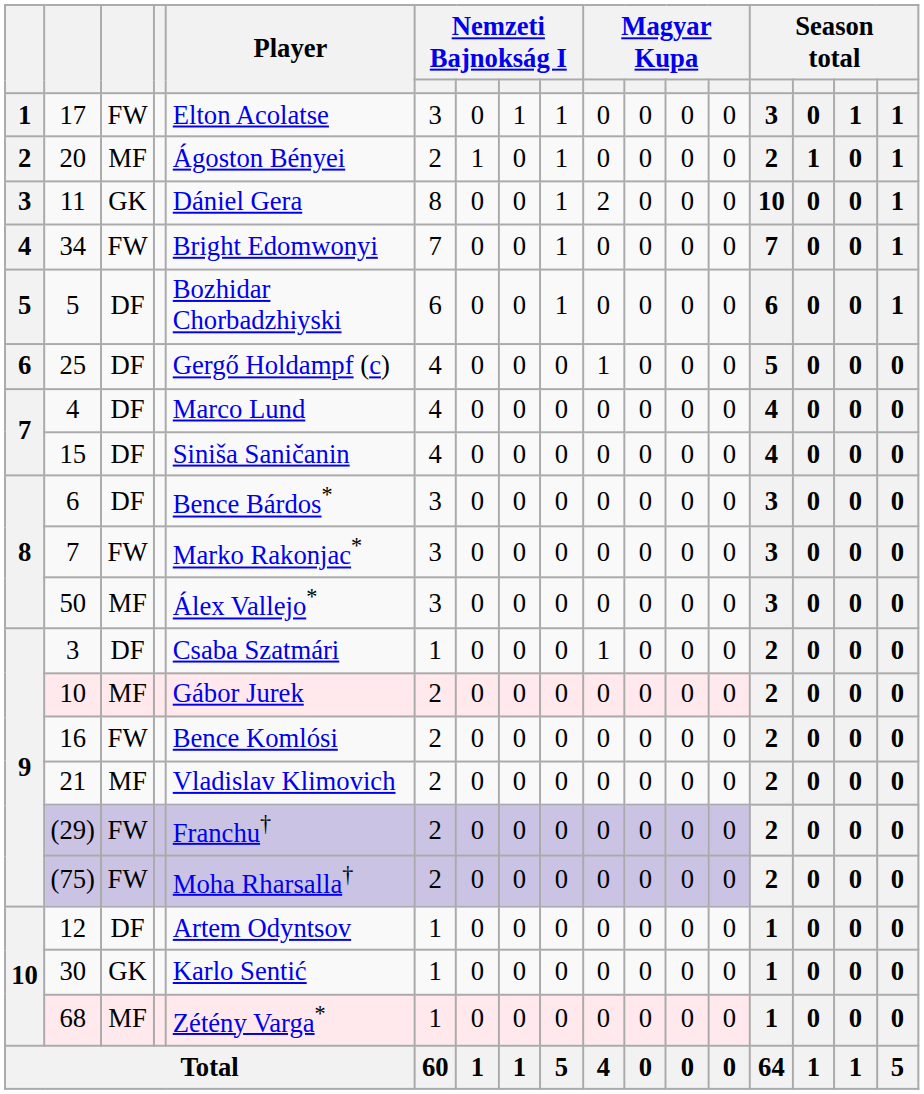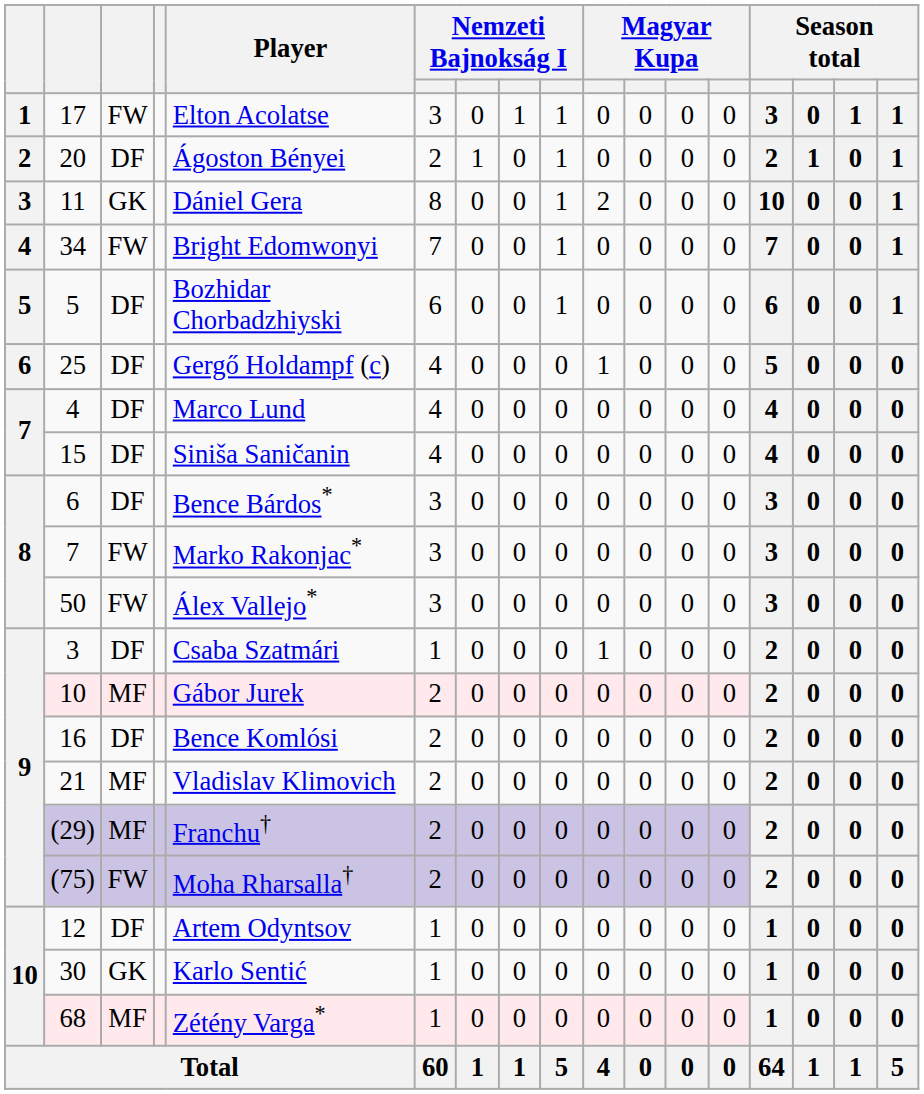(128, 158) MF -> (128, 158) DF
(128, 602) MF -> (128, 602) FW
(128, 737) FW -> (128, 737) DF
(128, 829) FW -> (128, 829) MF
